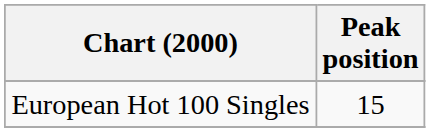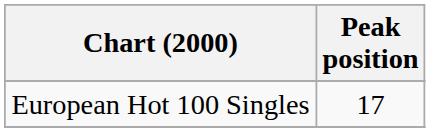(371, 103) 15 -> (371, 103) 17
